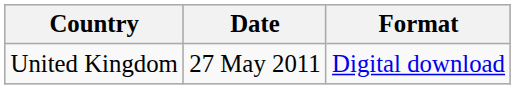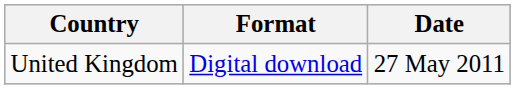columns swapped: (255, 24) <-> (419, 24)
